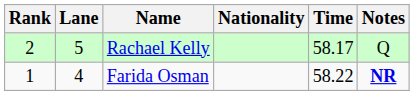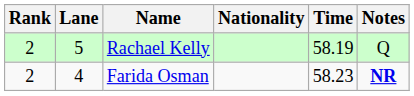(333, 47) 58.17 -> (333, 47) 58.19
(30, 76) 1 -> (30, 76) 2
(333, 76) 58.22 -> (333, 76) 58.23
